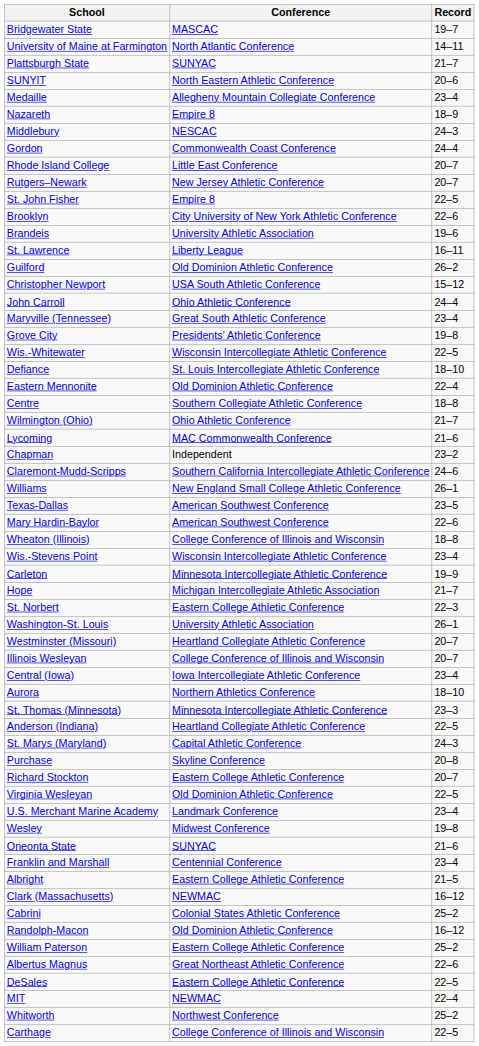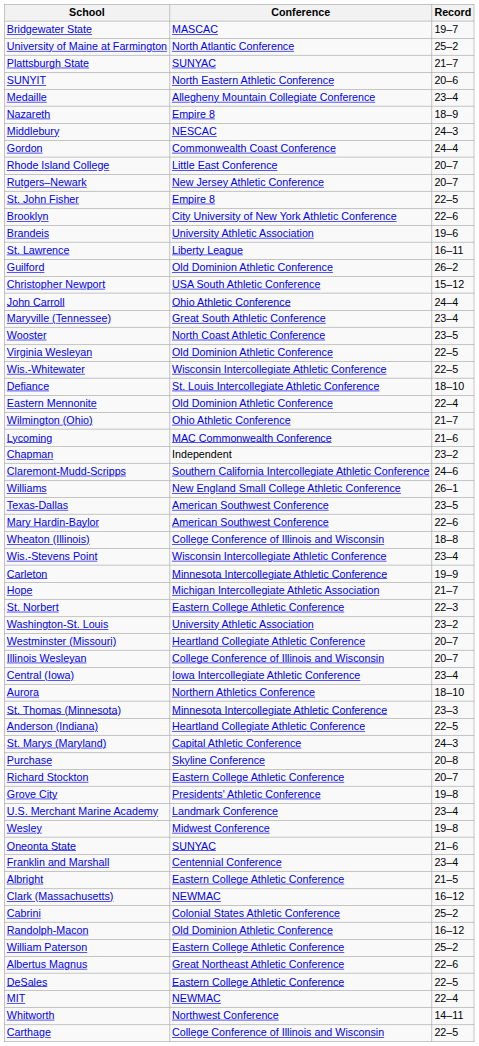(449, 47) 14–11 -> (446, 47) 25–2
+ row: (27, 336)
rows swapped: (32, 336) <-> (50, 795)
- row: (23, 404)
(446, 625) 26–1 -> (446, 625) 23–2
(446, 1016) 25–2 -> (449, 1016) 14–11
